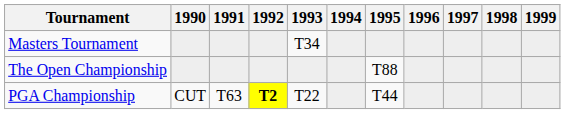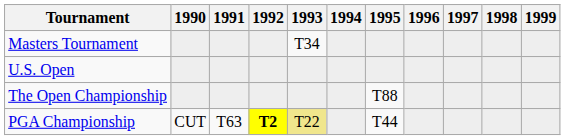+ row: (41, 69)
(307, 95) no background -> (307, 121) khaki background
